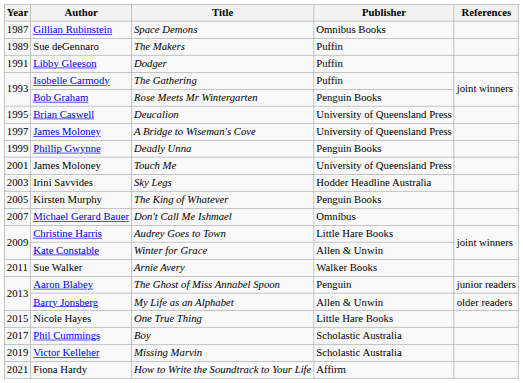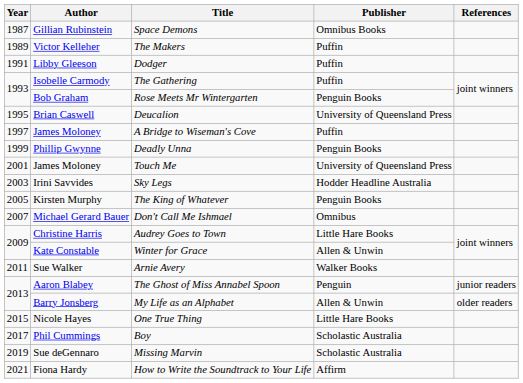(66, 47) Sue deGennaro -> (66, 47) Victor Kelleher
(384, 132) University of Queensland Press -> (330, 132) Puffin
(66, 353) Victor Kelleher -> (66, 353) Sue deGennaro
